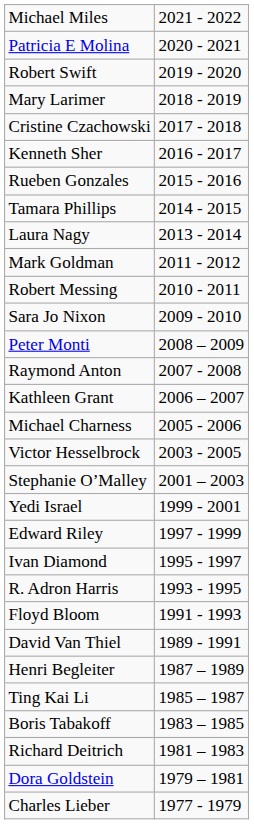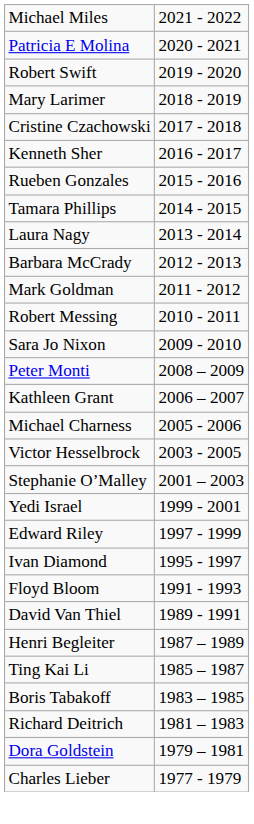+ row: (70, 262)
- row: (65, 371)
- row: (63, 588)
